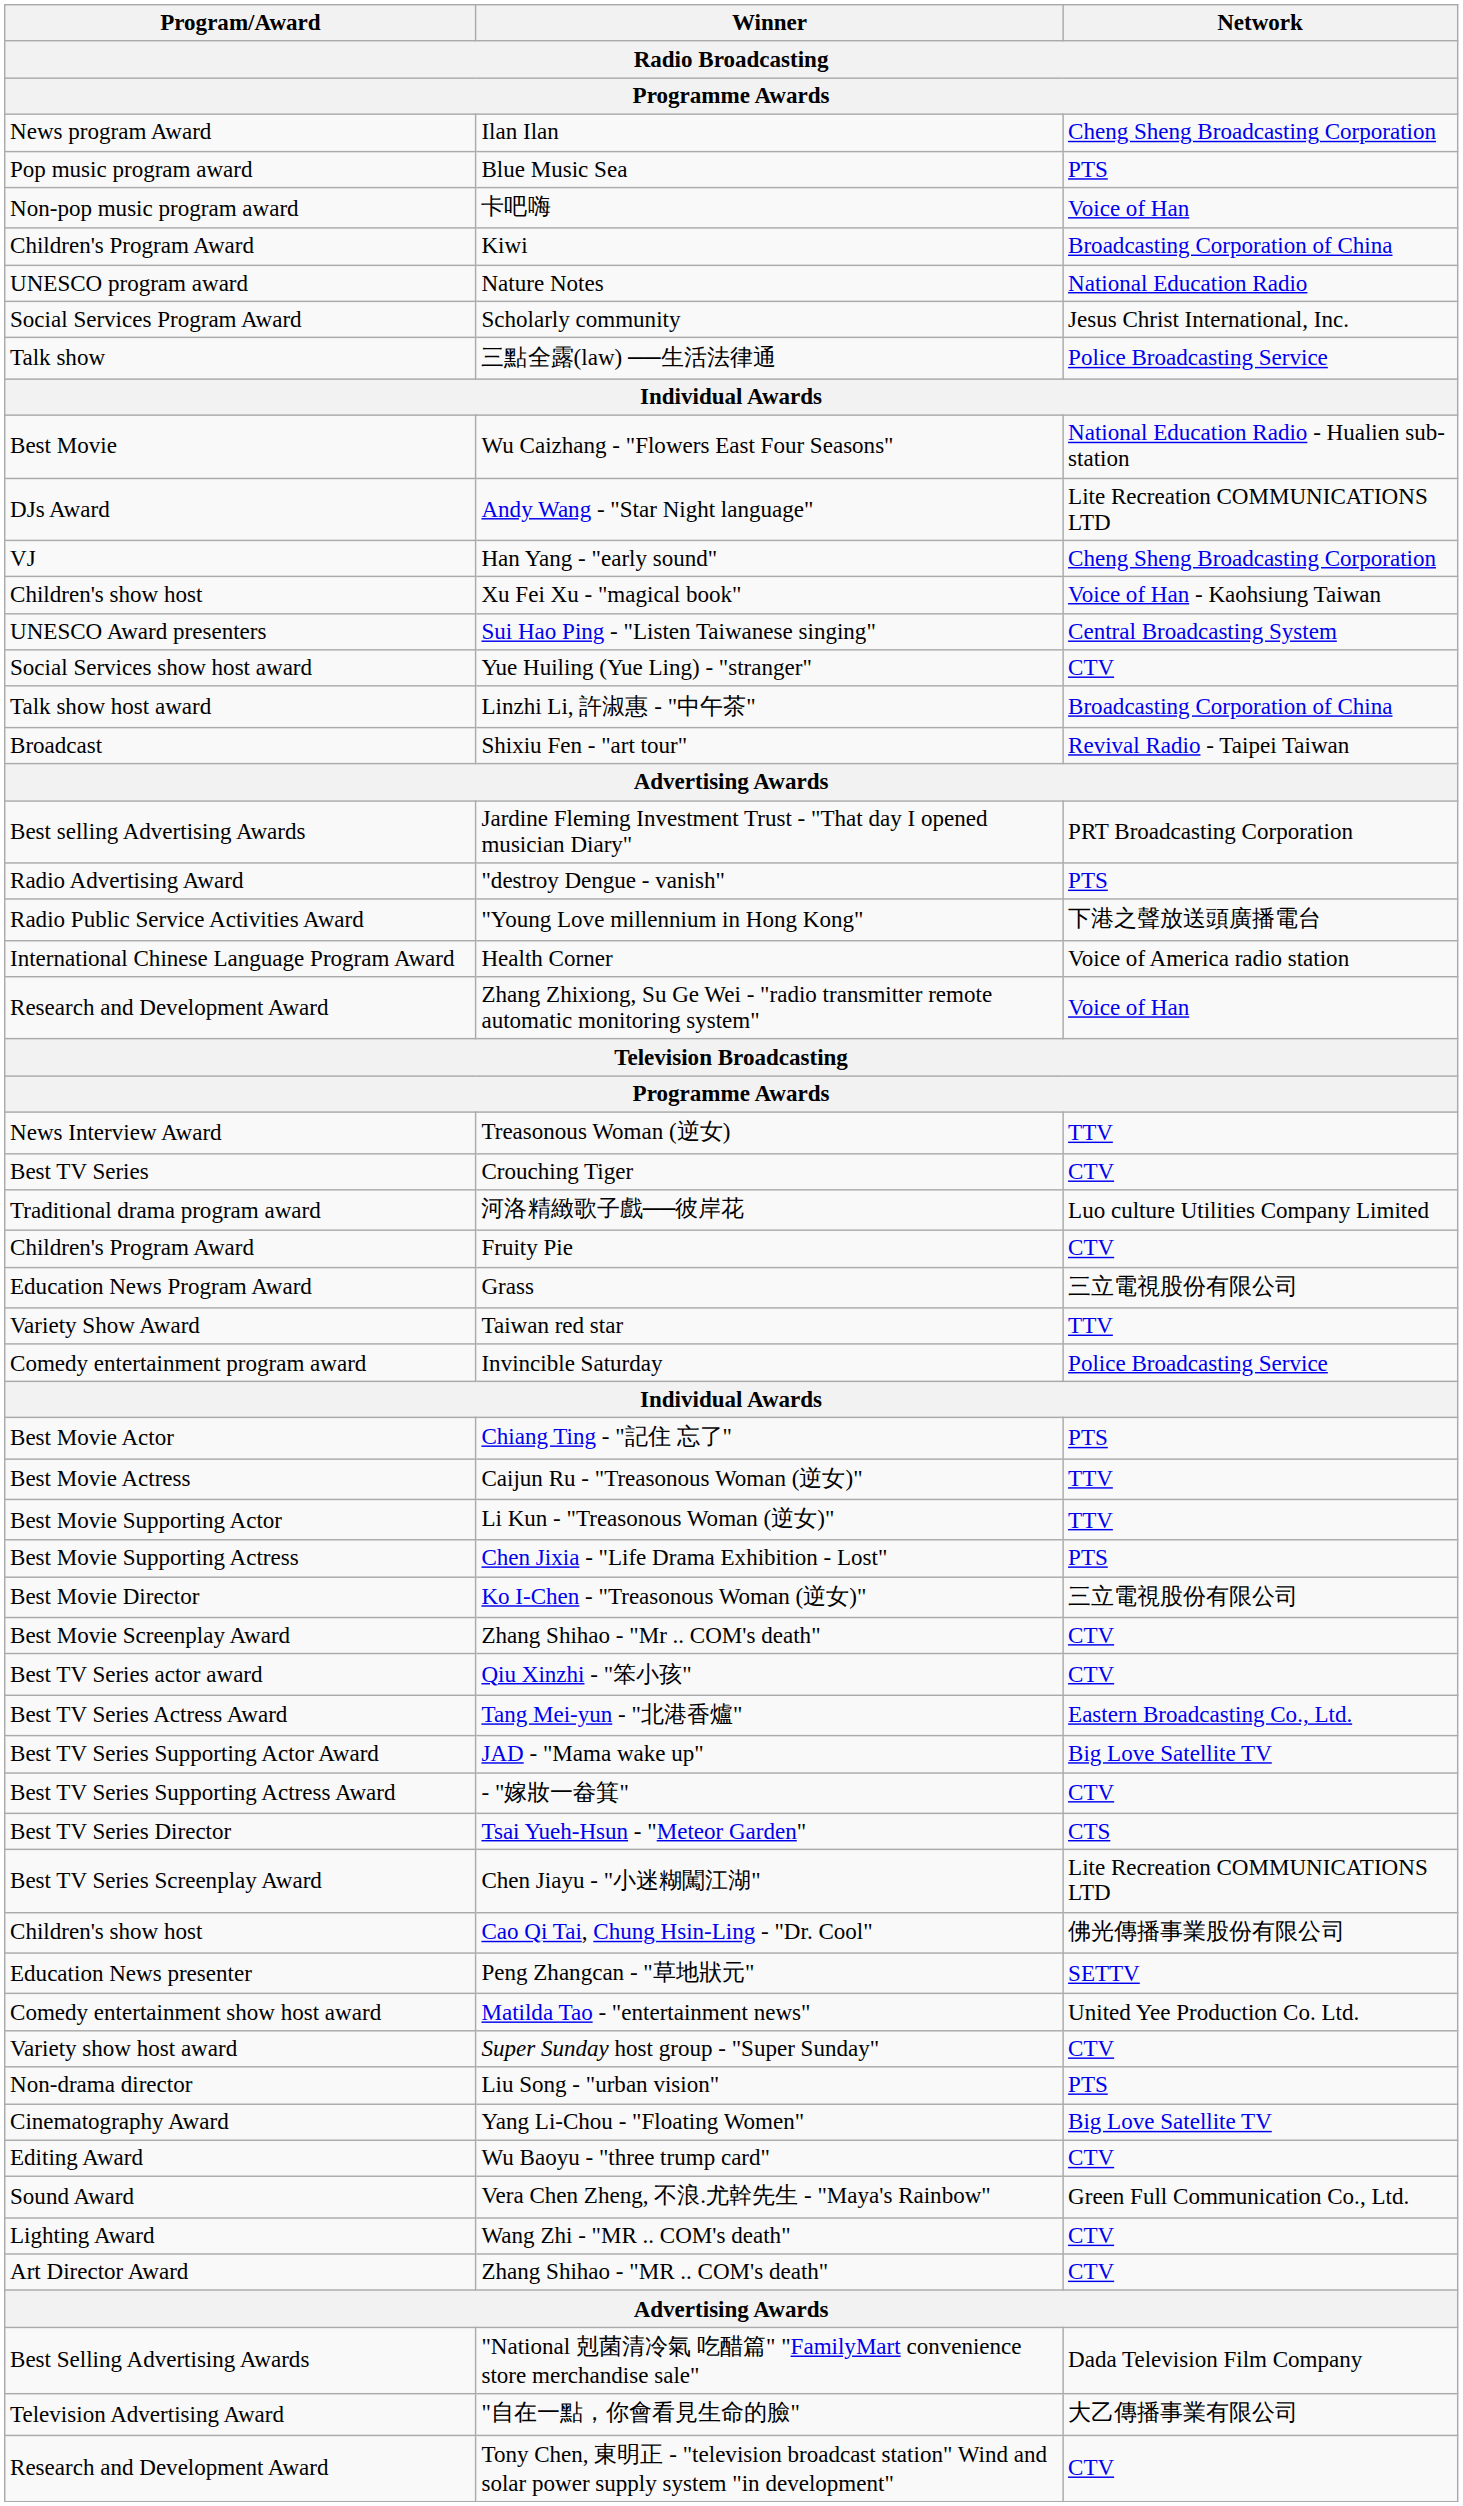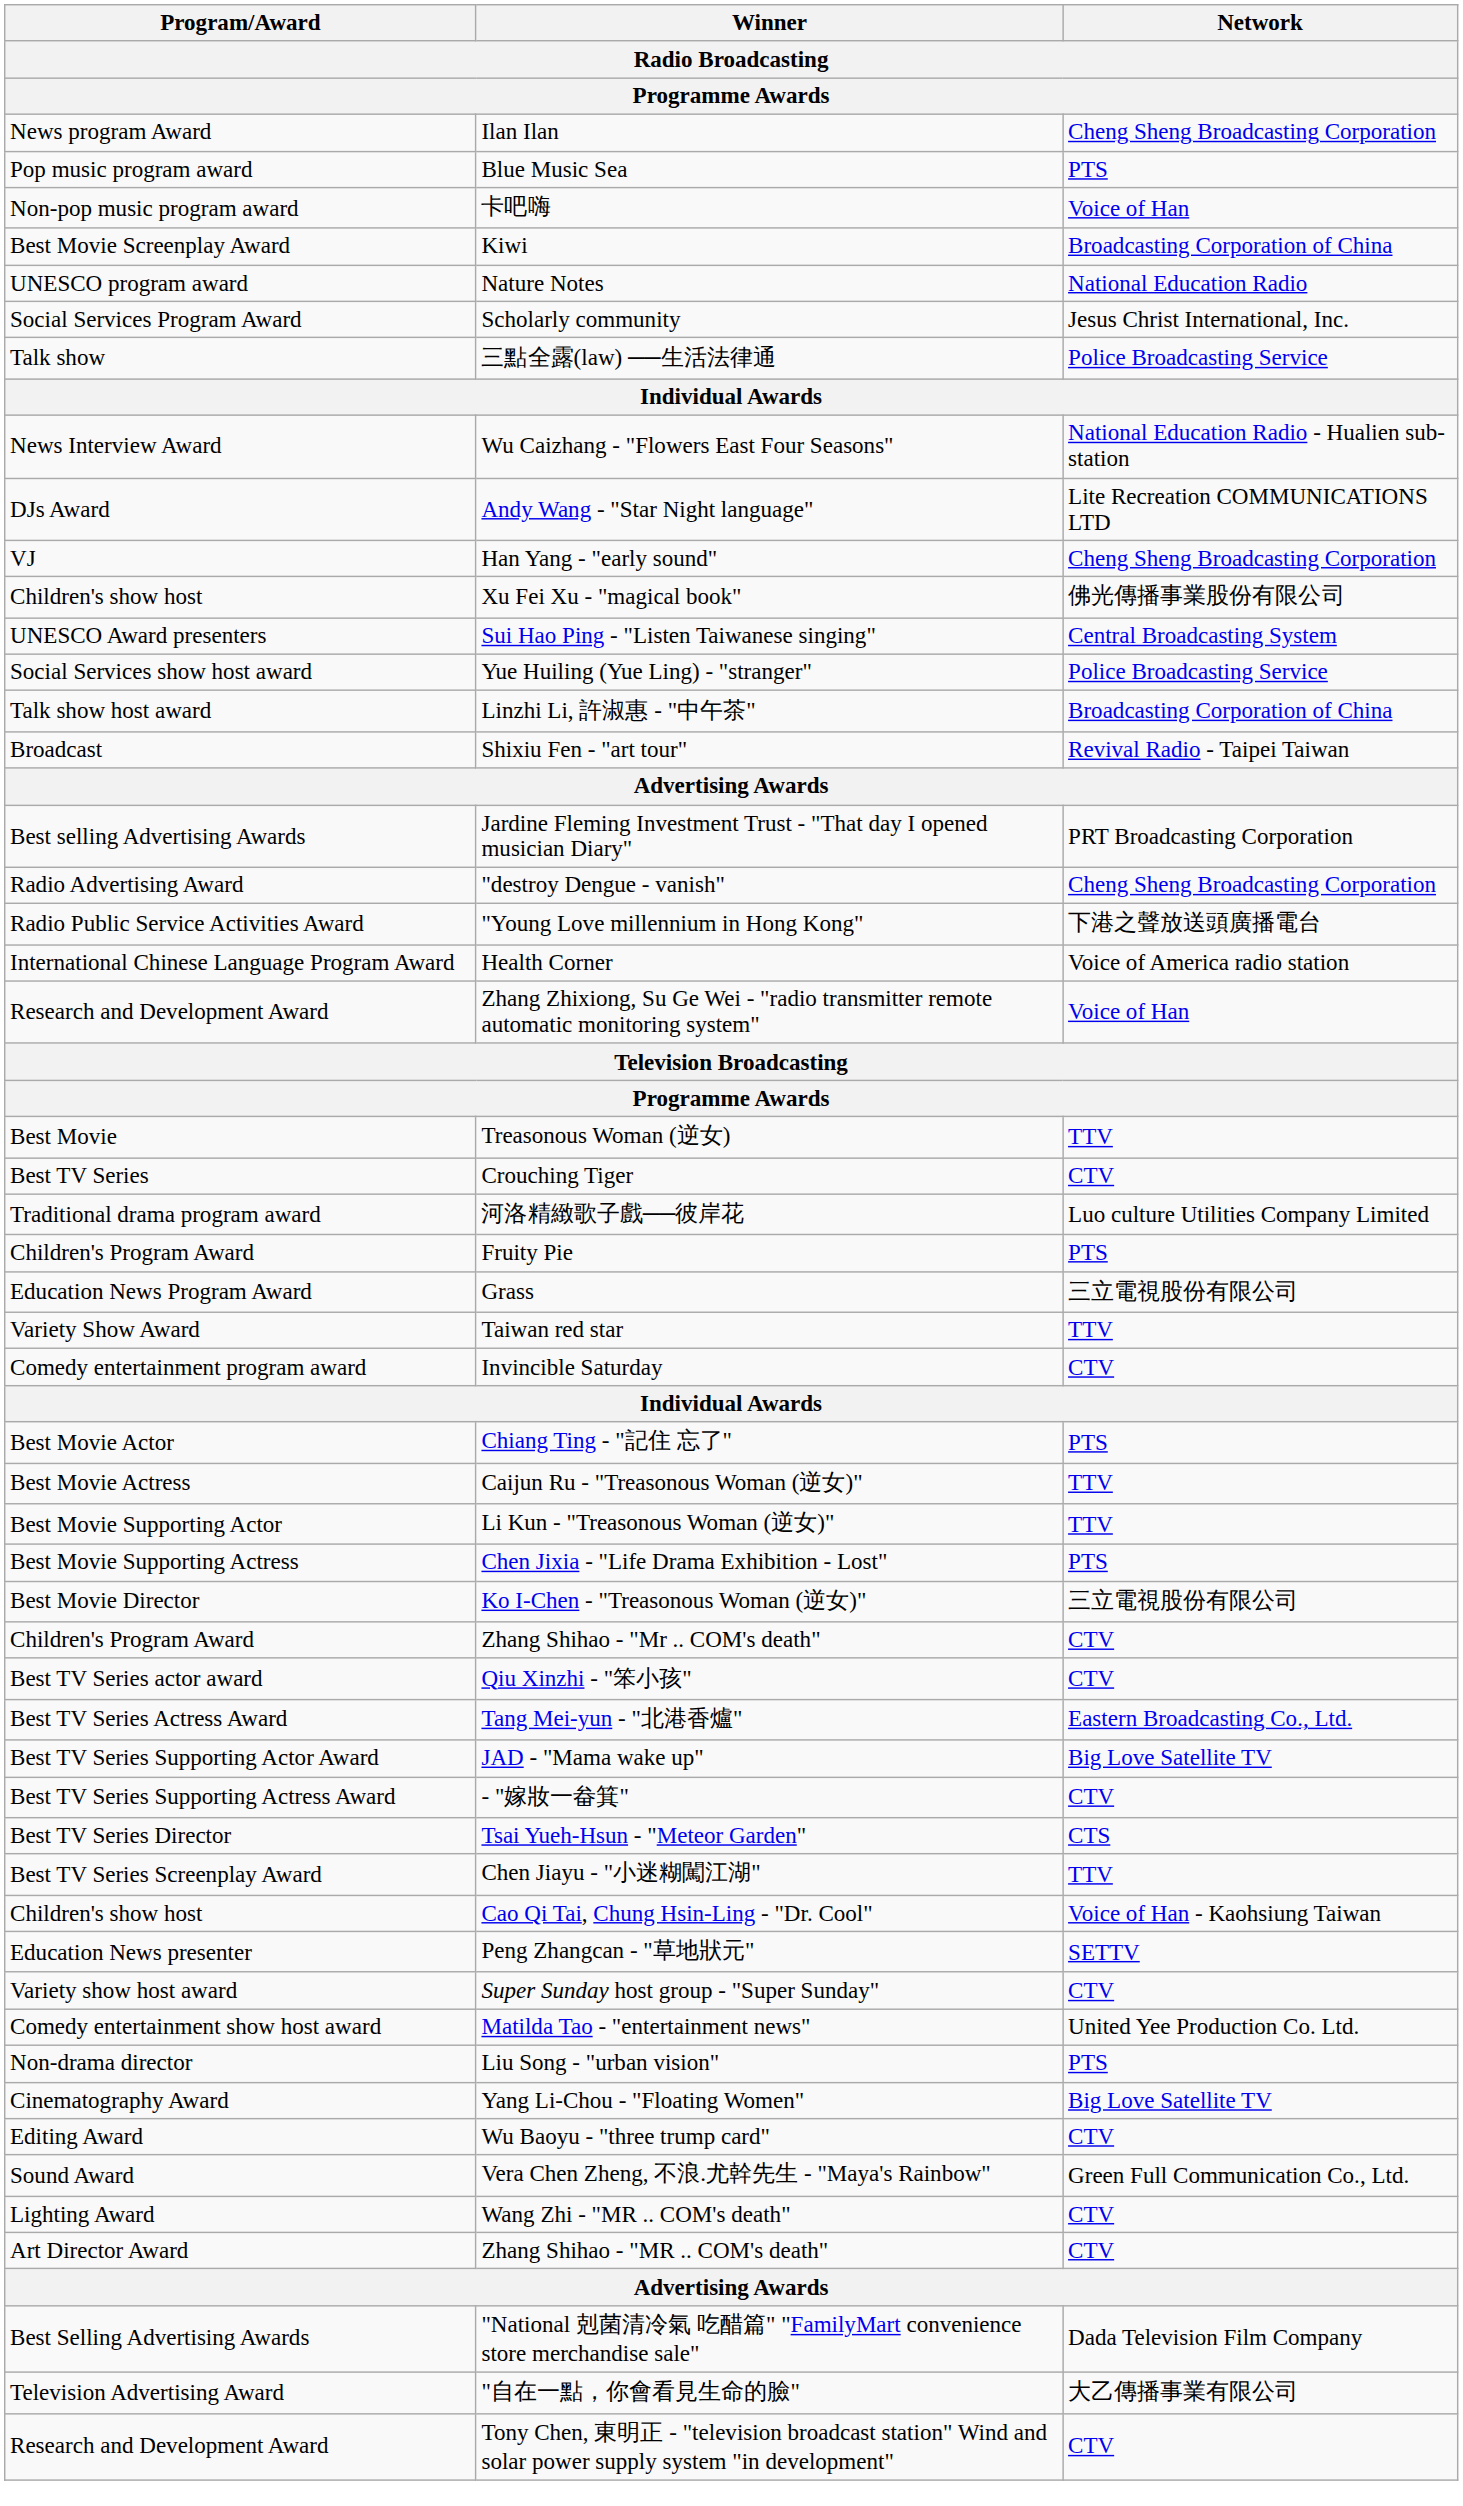(132, 246) Children's Program Award -> (150, 246) Best Movie Screenplay Award
(63, 446) Best Movie -> (116, 446) News Interview Award
(1225, 594) Voice of Han - Kaohsiung Taiwan -> (1206, 596) 佛光傳播事業股份有限公司
(1091, 667) CTV -> (1198, 672) Police Broadcasting Service
(1088, 880) PTS -> (1252, 885) Cheng Sheng Broadcasting Corporation
(116, 1132) News Interview Award -> (63, 1136) Best Movie
(1091, 1248) CTV -> (1088, 1252) PTS
(1198, 1362) Police Broadcasting Service -> (1091, 1366) CTV
(150, 1635) Best Movie Screenplay Award -> (132, 1639) Children's Program Award
(1248, 1880) Lite Recreation COMMUNICATIONS LTD -> (1090, 1874) TTV
(1206, 1931) 佛光傳播事業股份有限公司 -> (1225, 1912) Voice of Han - Kaohsiung Taiwan
rows swapped: (680, 2048) <-> (646, 2011)
